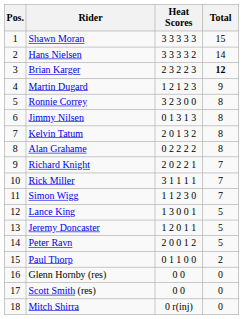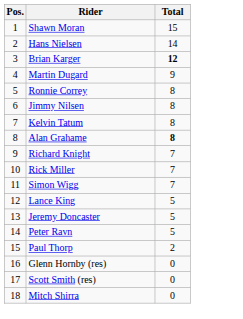- column: (179, 17)
(221, 149) normal -> (173, 138) bold
